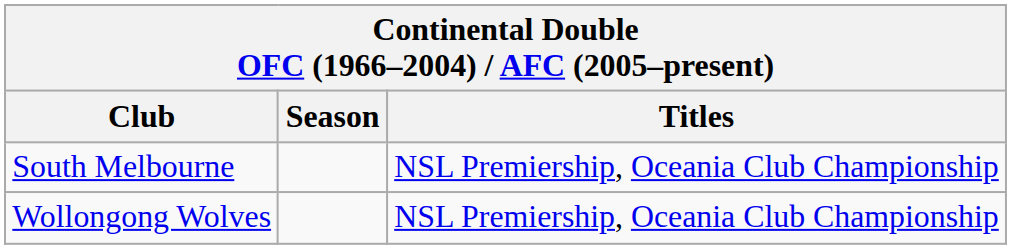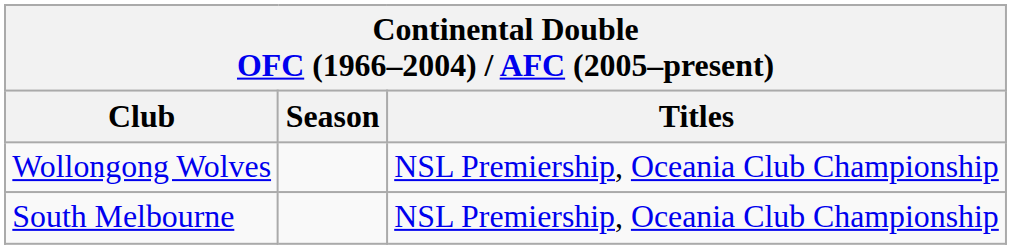rows swapped: (123, 166) <-> (142, 217)
